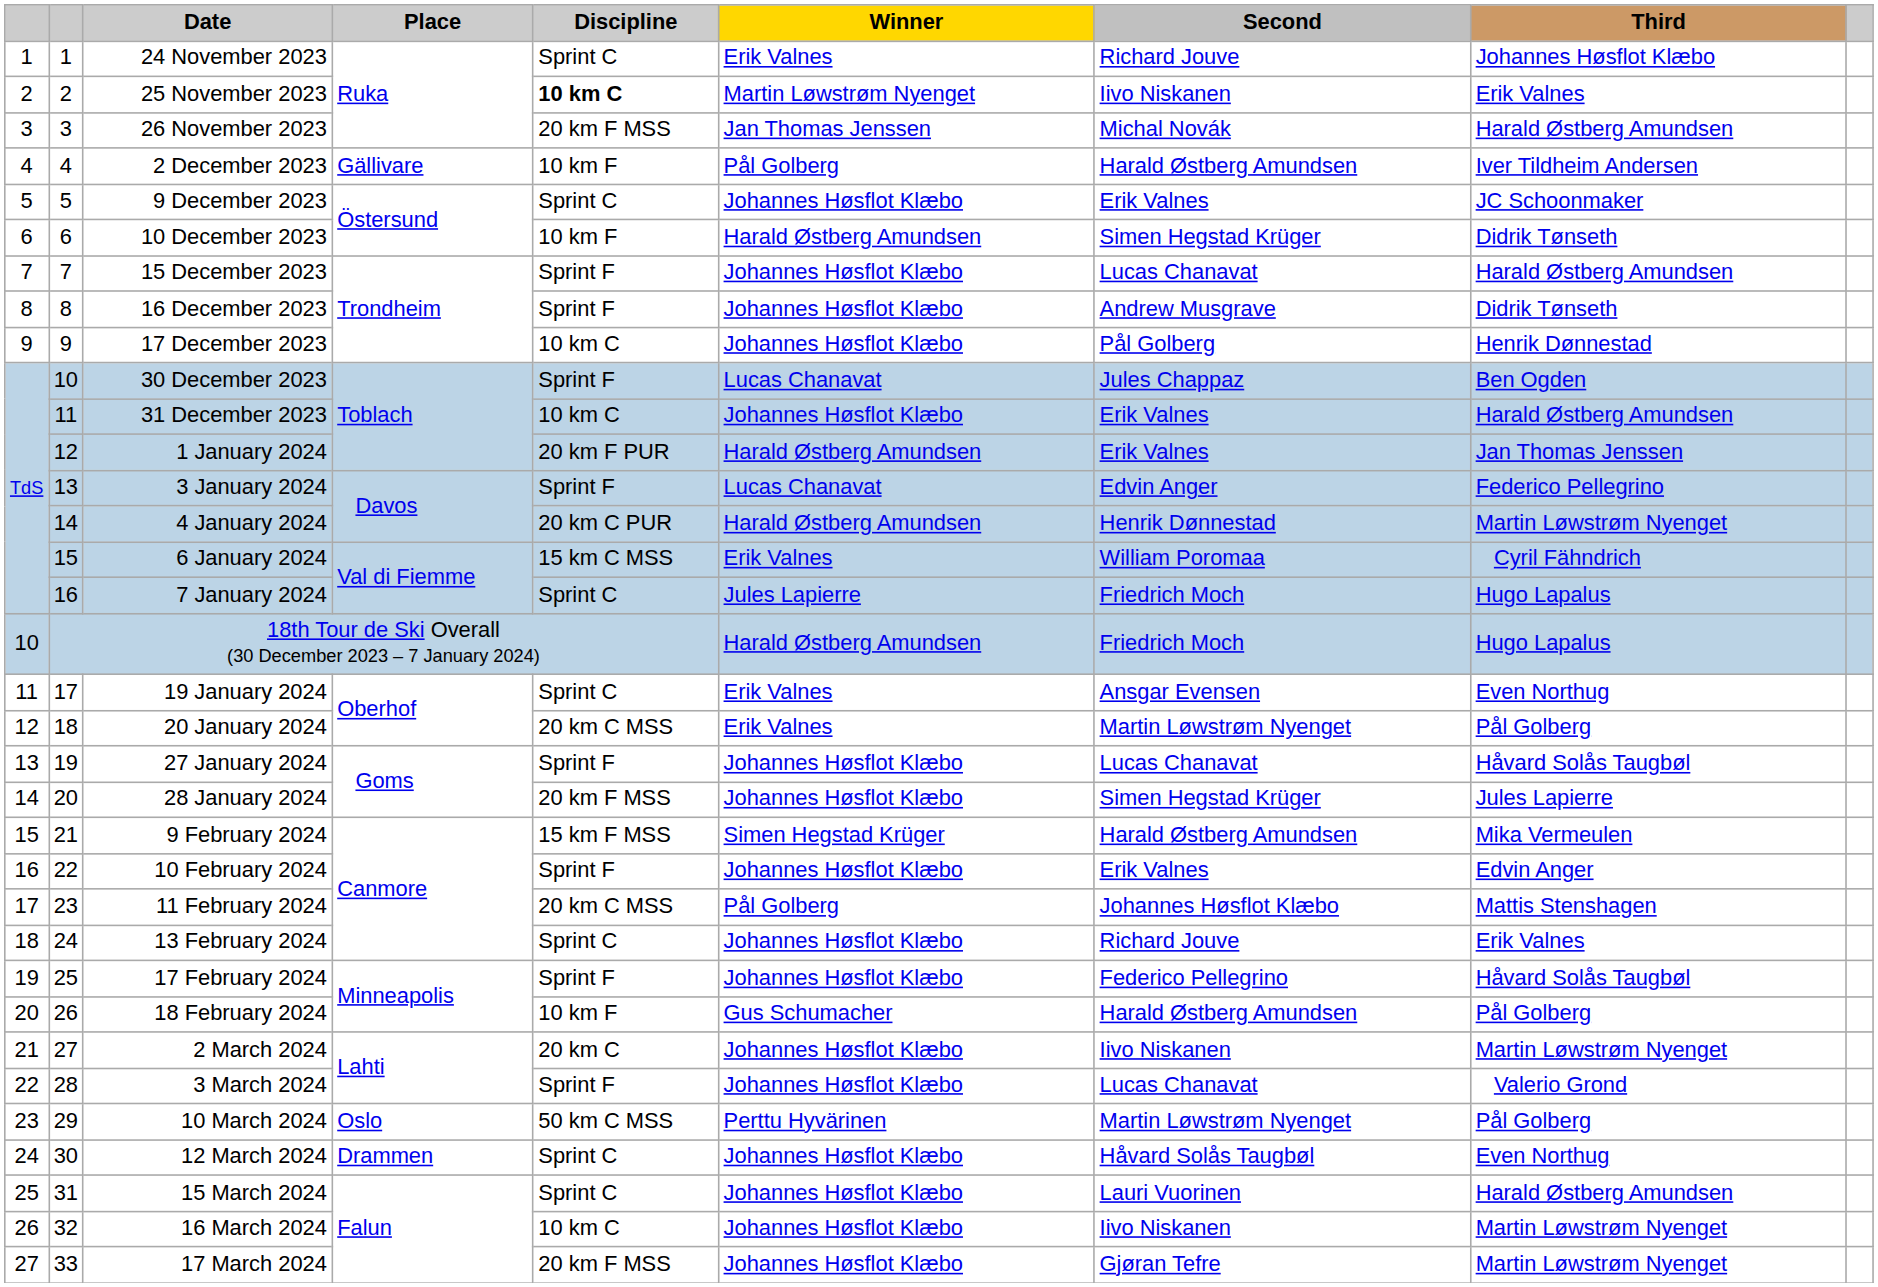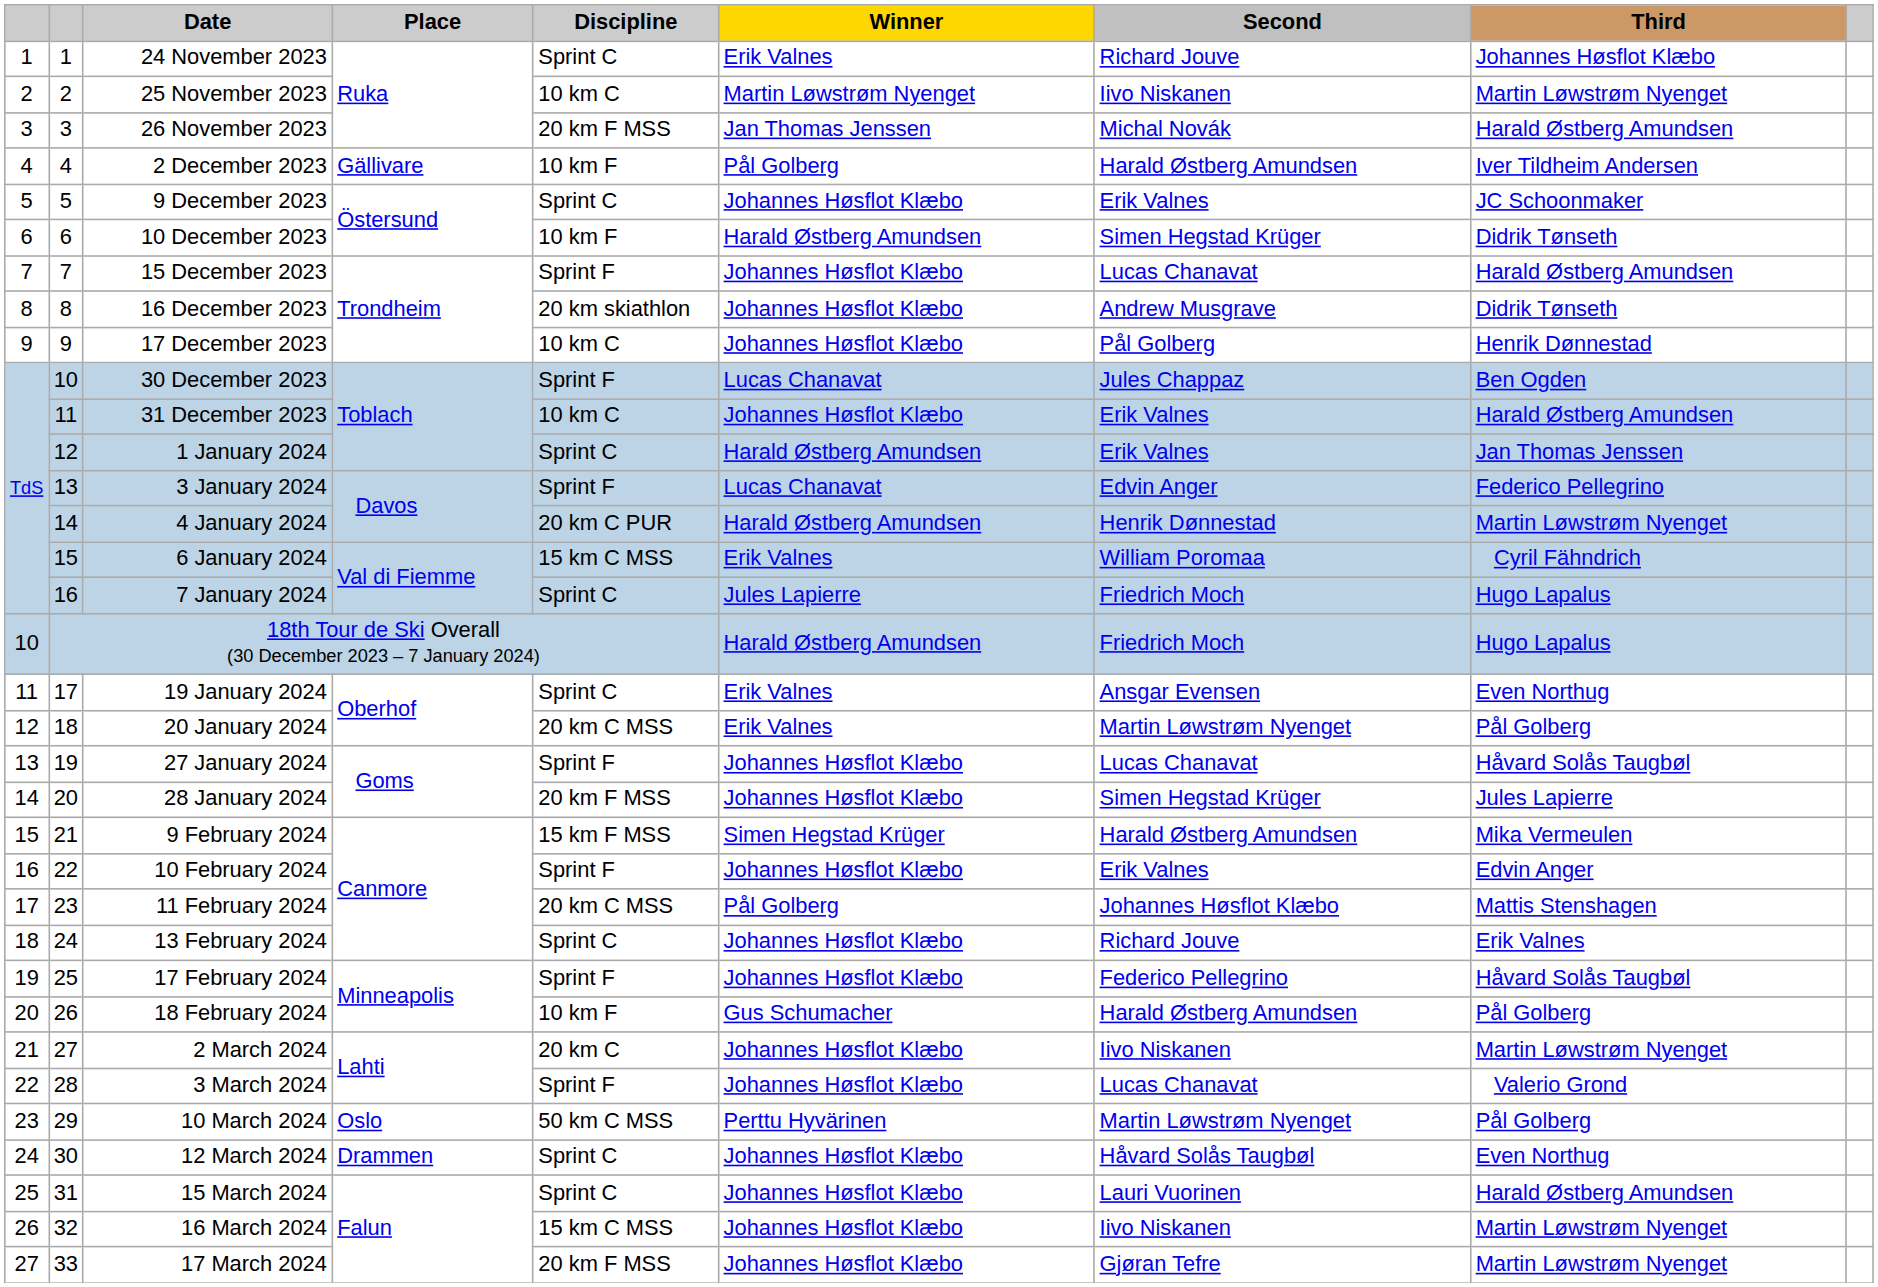(580, 93) bold -> (579, 93) normal
(1530, 93) Erik Valnes -> (1601, 93) Martin Løwstrøm Nyenget
(577, 308) Sprint F -> (614, 308) 20 km skiathlon
(604, 451) 20 km F PUR -> (578, 451) Sprint C
(579, 1228) 10 km C -> (606, 1228) 15 km C MSS
